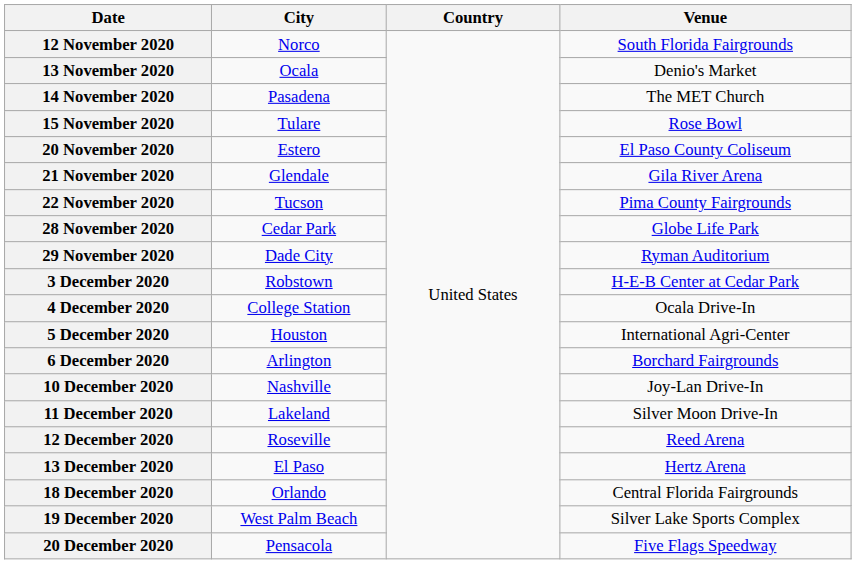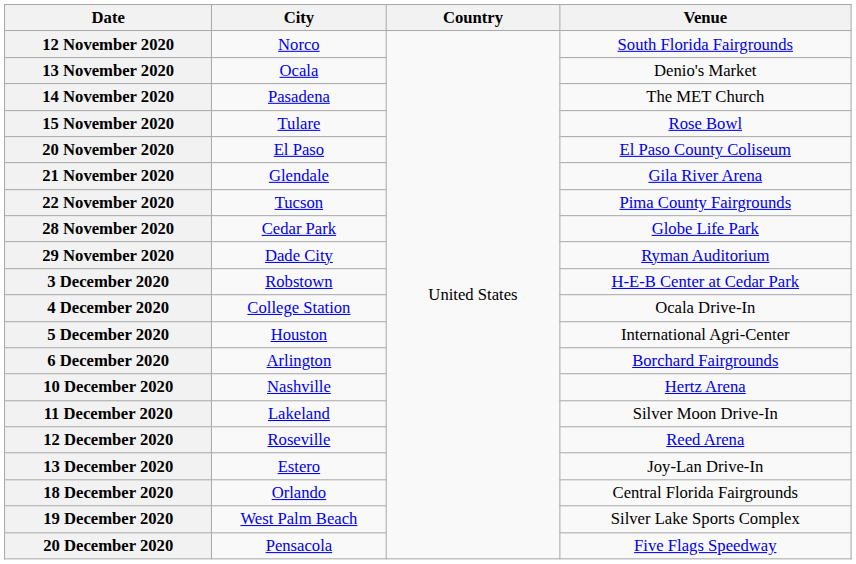(299, 149) Estero -> (299, 149) El Paso
(705, 387) Joy-Lan Drive-In -> (705, 387) Hertz Arena
(299, 466) El Paso -> (299, 466) Estero
(705, 466) Hertz Arena -> (705, 466) Joy-Lan Drive-In
